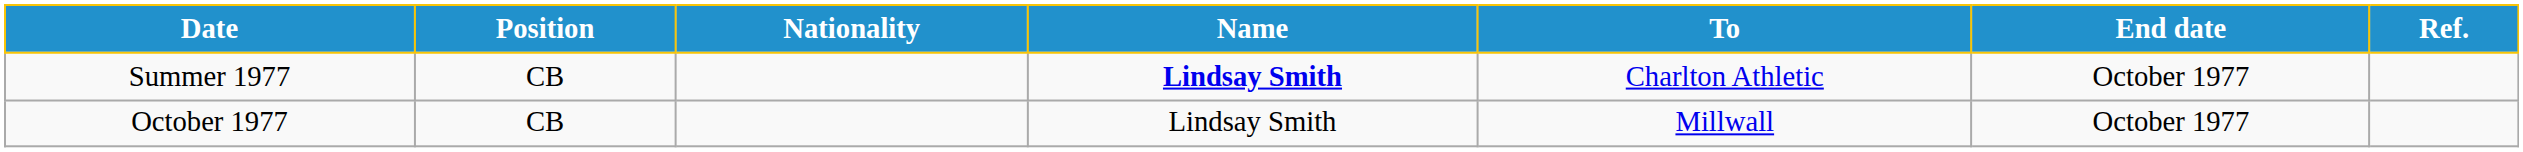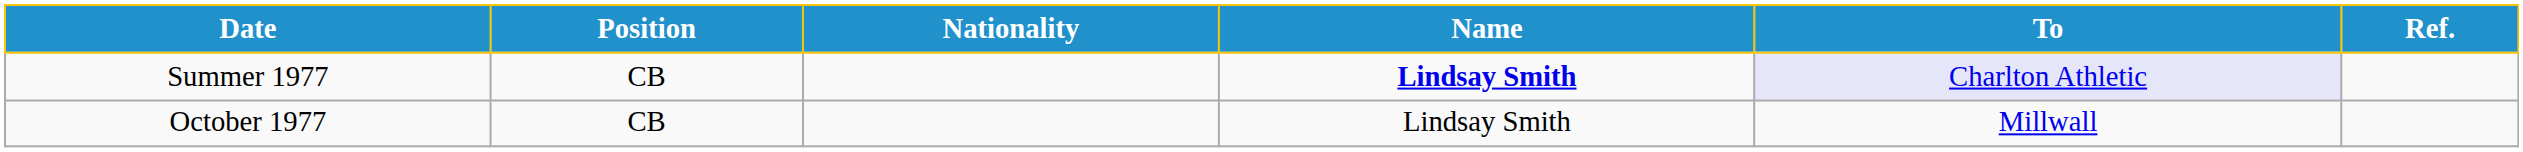- column: (2171, 28)
(1725, 75) no background -> (2048, 75) lavender background
